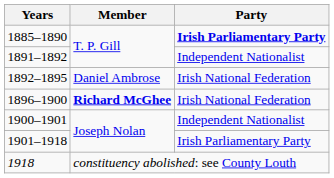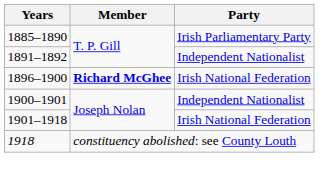(251, 36) bold -> (244, 36) normal
- row: (37, 78)
(244, 141) Irish Parliamentary Party -> (244, 120) Irish National Federation
